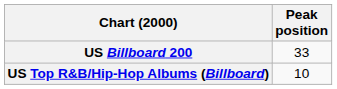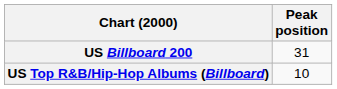(302, 52) 33 -> (302, 52) 31
